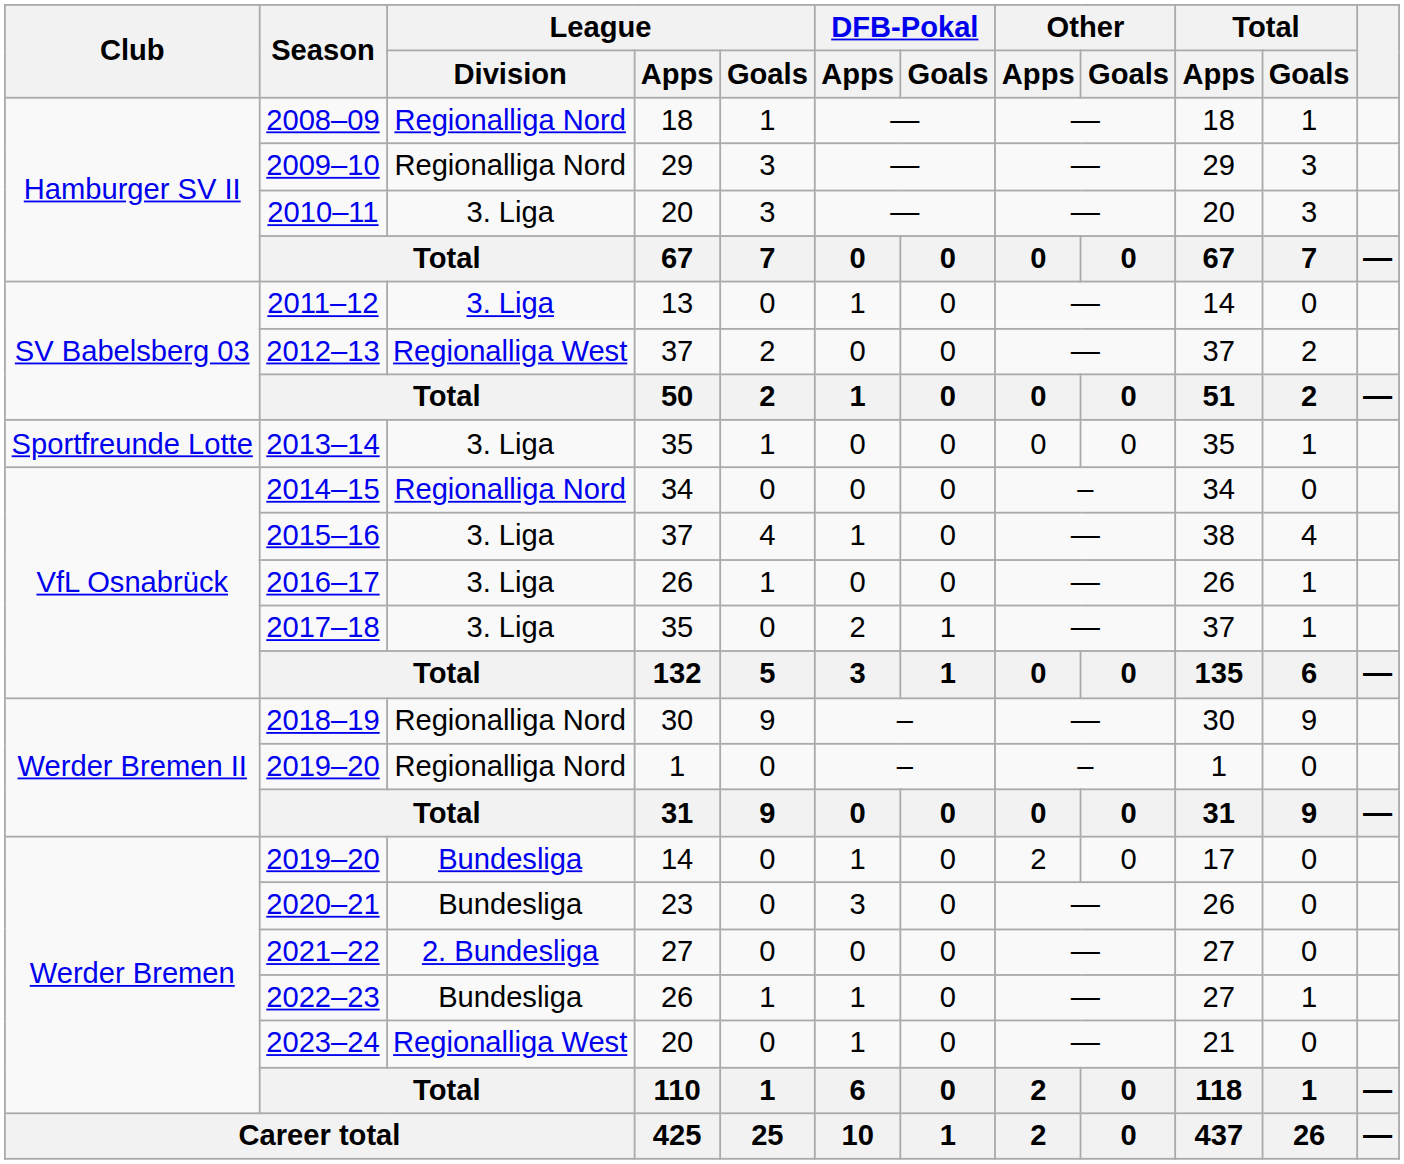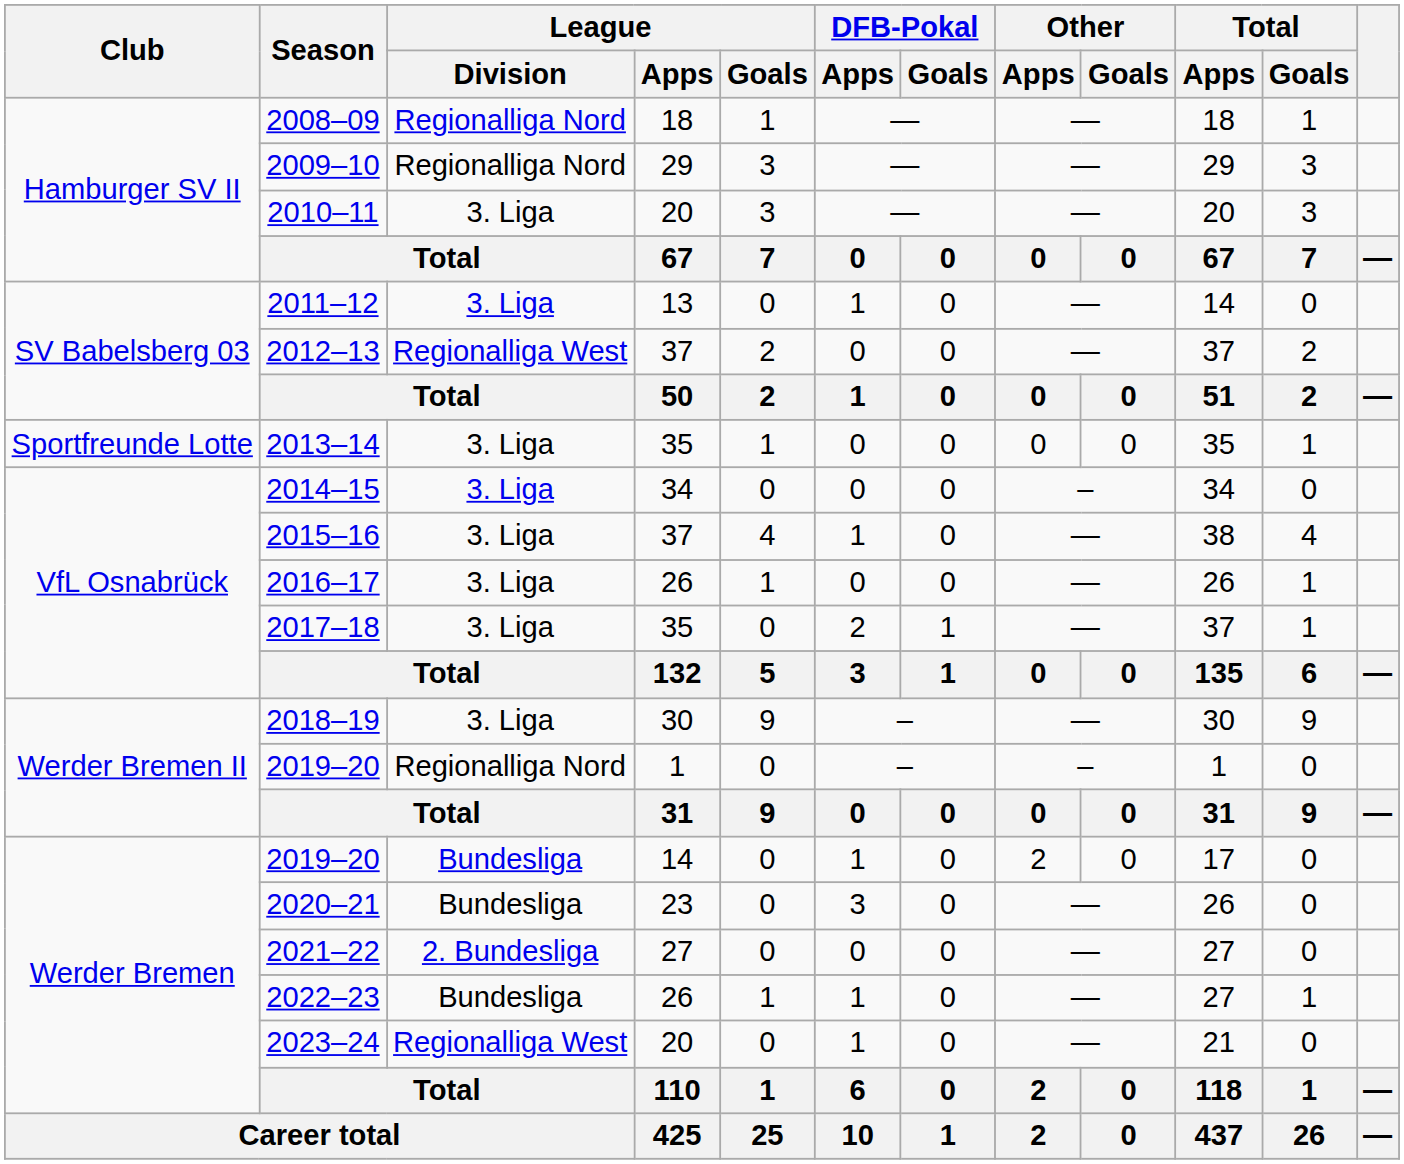(510, 489) Regionalliga Nord -> (510, 489) 3. Liga
(510, 720) Regionalliga Nord -> (510, 720) 3. Liga
